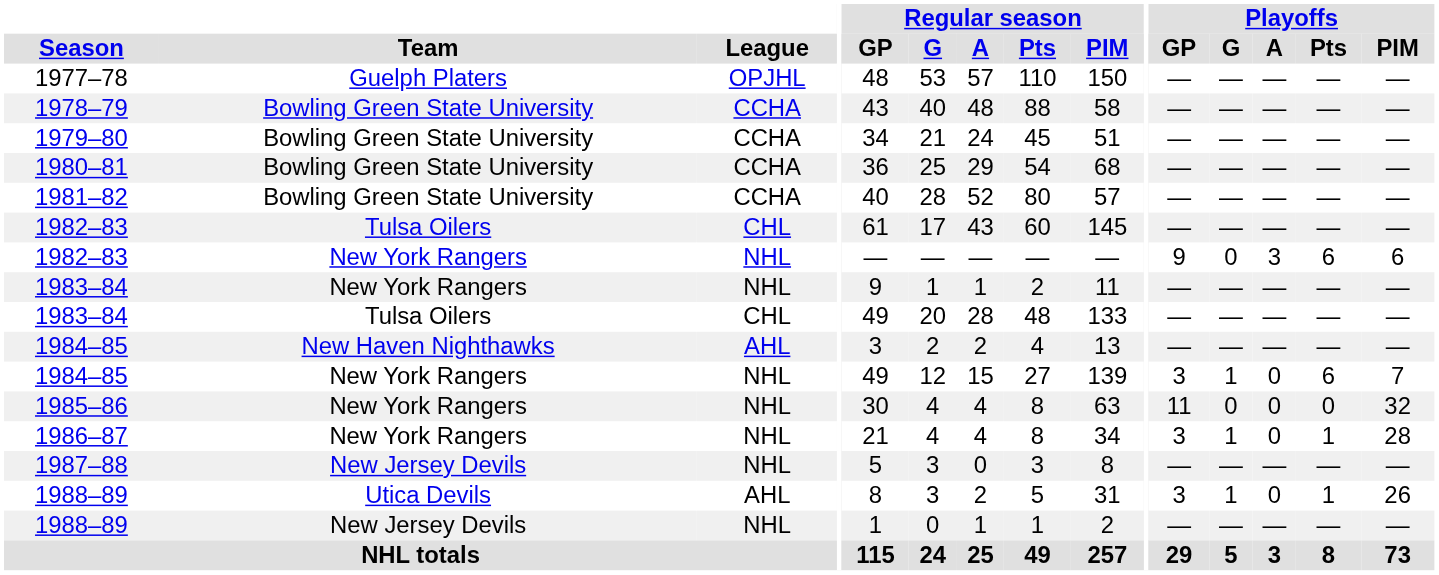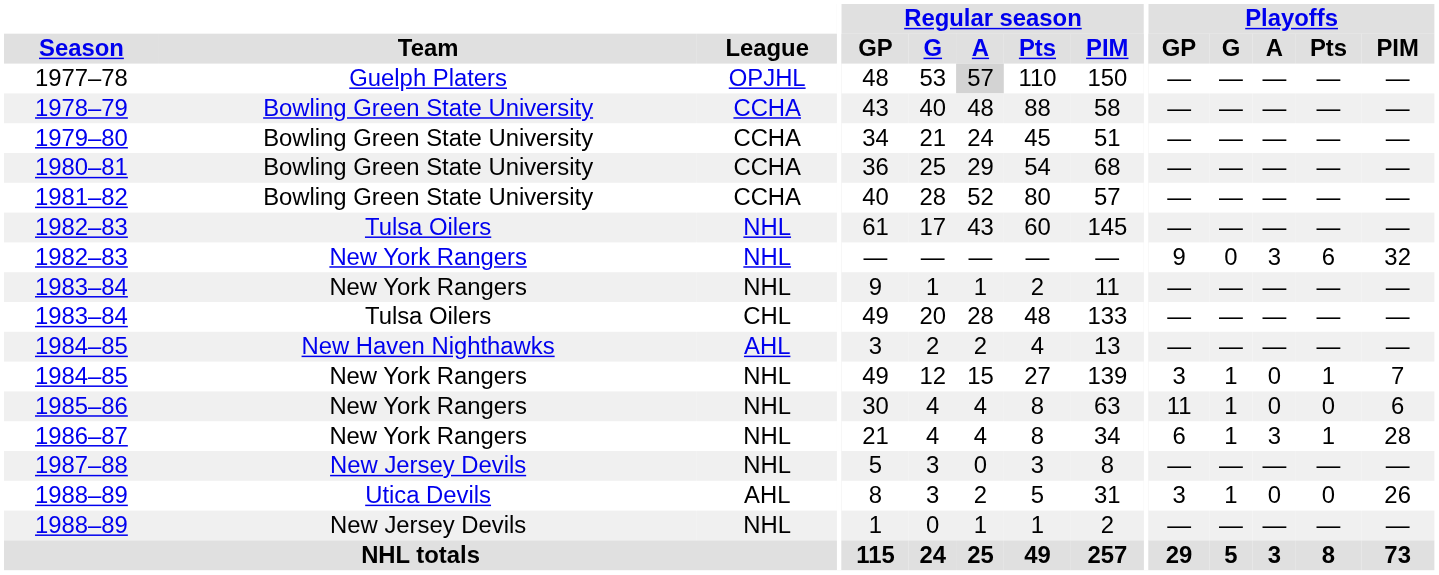(980, 78) no background -> (980, 78) lightgrey background
(767, 227) CHL -> (767, 227) NHL
(1398, 257) 6 -> (1398, 257) 32
(1328, 376) 6 -> (1328, 376) 1
(1231, 406) 0 -> (1231, 406) 1
(1398, 406) 32 -> (1398, 406) 6
(1179, 435) 3 -> (1179, 435) 6
(1274, 435) 0 -> (1274, 435) 3
(1328, 495) 1 -> (1328, 495) 0
